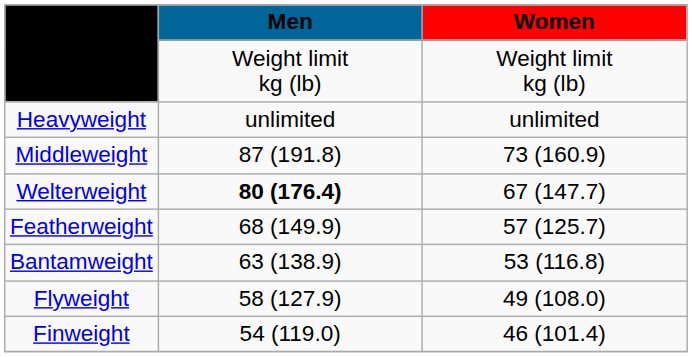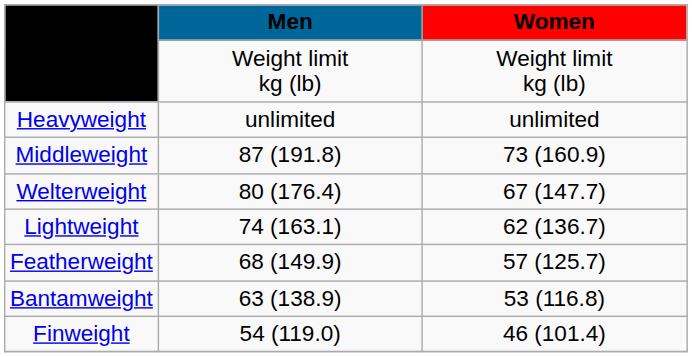(290, 190) bold -> (290, 190) normal
+ row: (81, 226)
- row: (81, 298)
